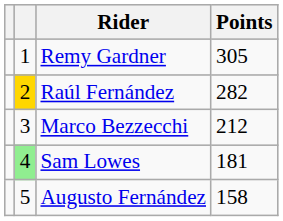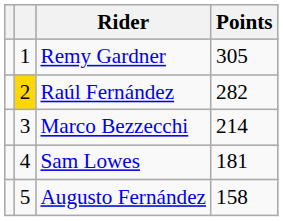(232, 126) 212 -> (232, 126) 214
(25, 161) lightgreen background -> (25, 161) no background
